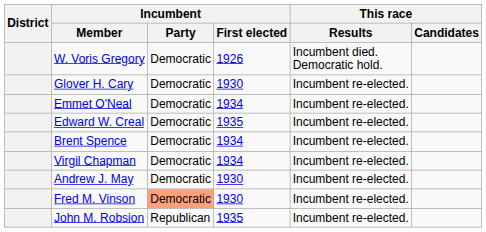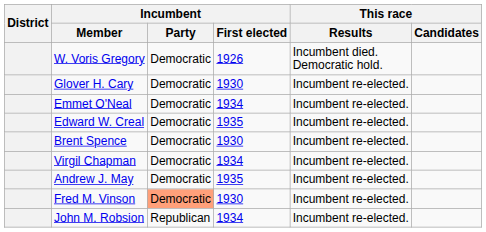(230, 141) 1934 -> (230, 141) 1930
(230, 179) 1930 -> (230, 179) 1935
(230, 217) 1935 -> (230, 217) 1934
